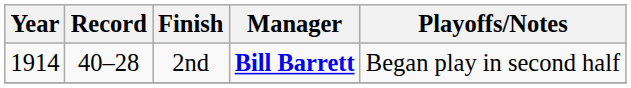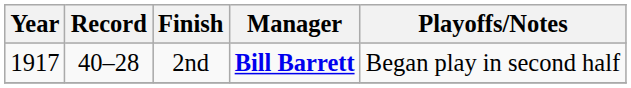(35, 62) 1914 -> (35, 62) 1917
